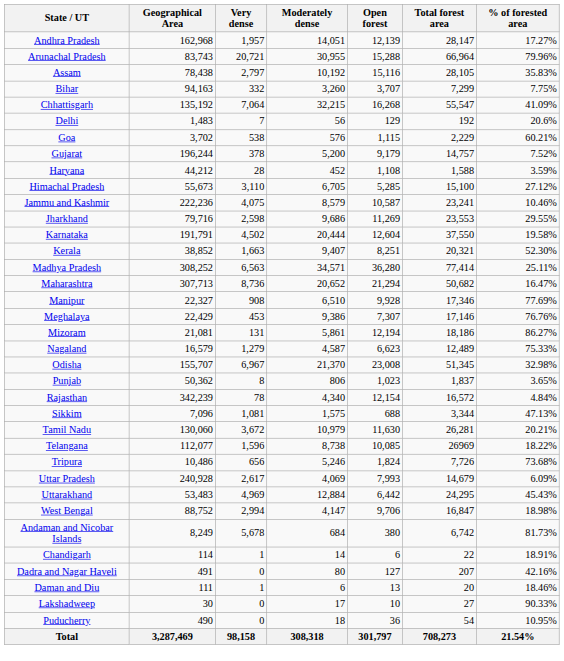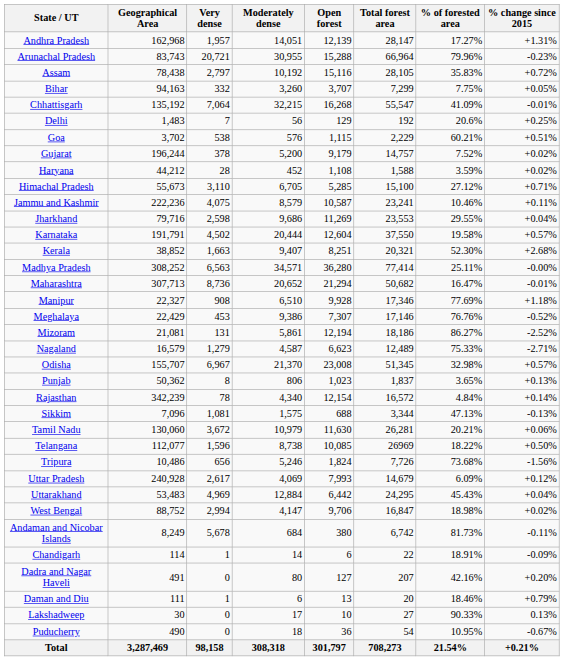+ column: (522, 18)
